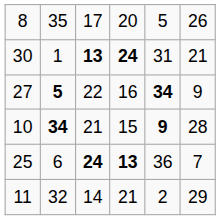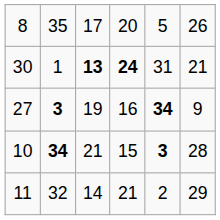(58, 92) 5 -> (58, 109) 3
(93, 92) 22 -> (93, 109) 19
(163, 127) 9 -> (163, 151) 3
- row: (23, 162)
